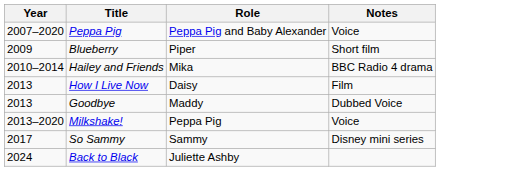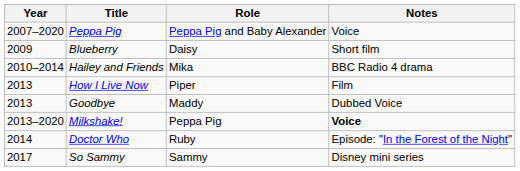(182, 49) Piper -> (183, 49) Daisy
(183, 85) Daisy -> (182, 85) Piper
(345, 121) normal -> (346, 121) bold
+ row: (99, 139)
- row: (103, 157)
